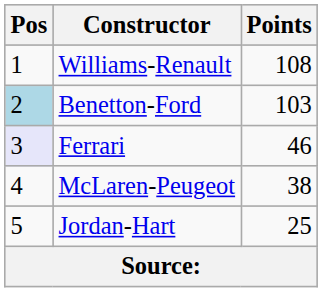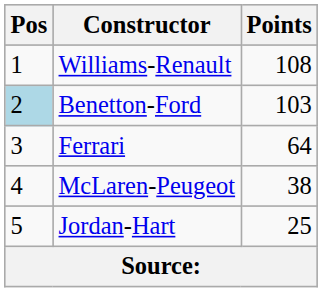(17, 145) lavender background -> (17, 145) no background
(299, 145) 46 -> (299, 145) 64
